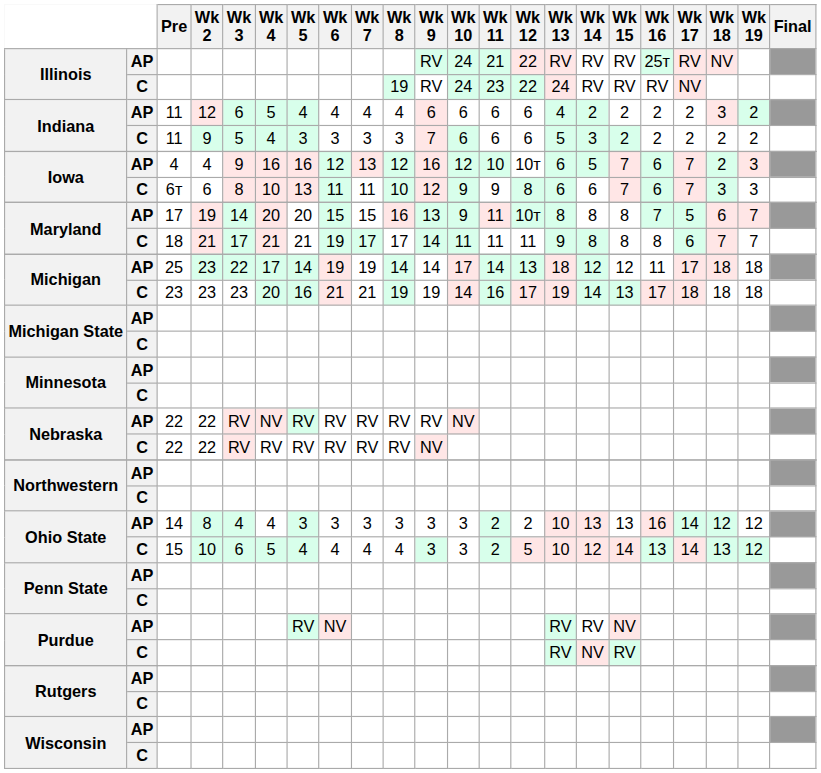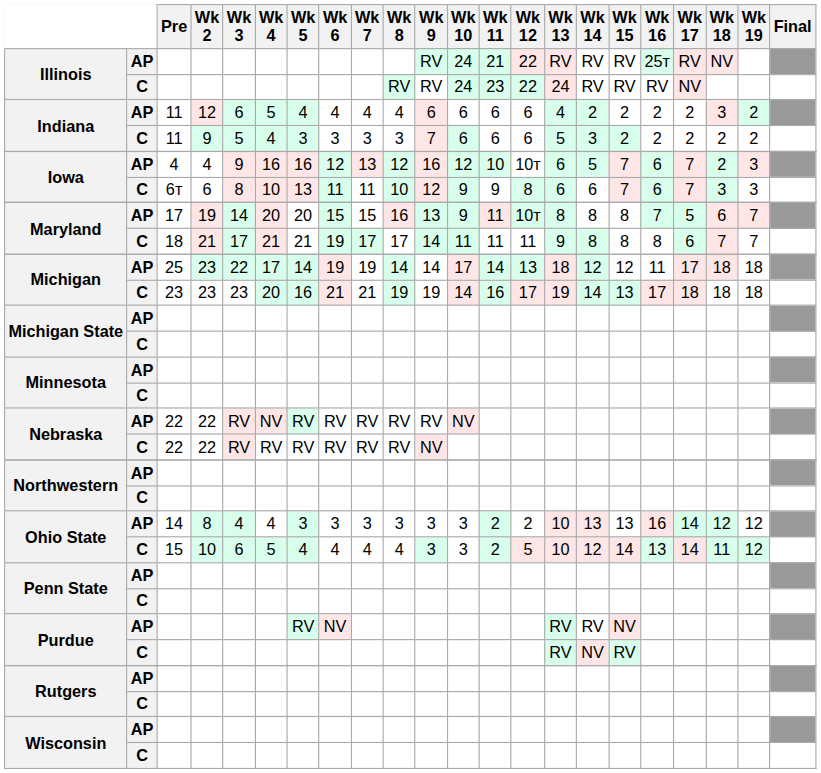(399, 87) 19 -> (399, 87) RV
(722, 550) 13 -> (722, 550) 11
